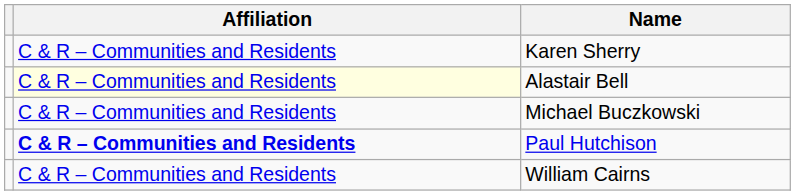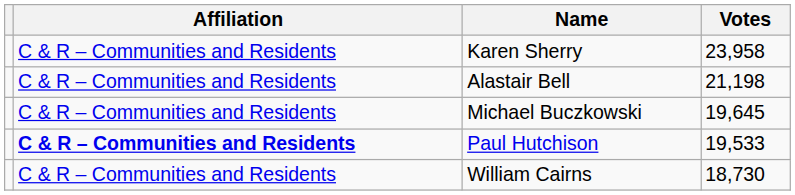+ column: (745, 19)
(177, 81) lightyellow background -> (177, 81) no background
